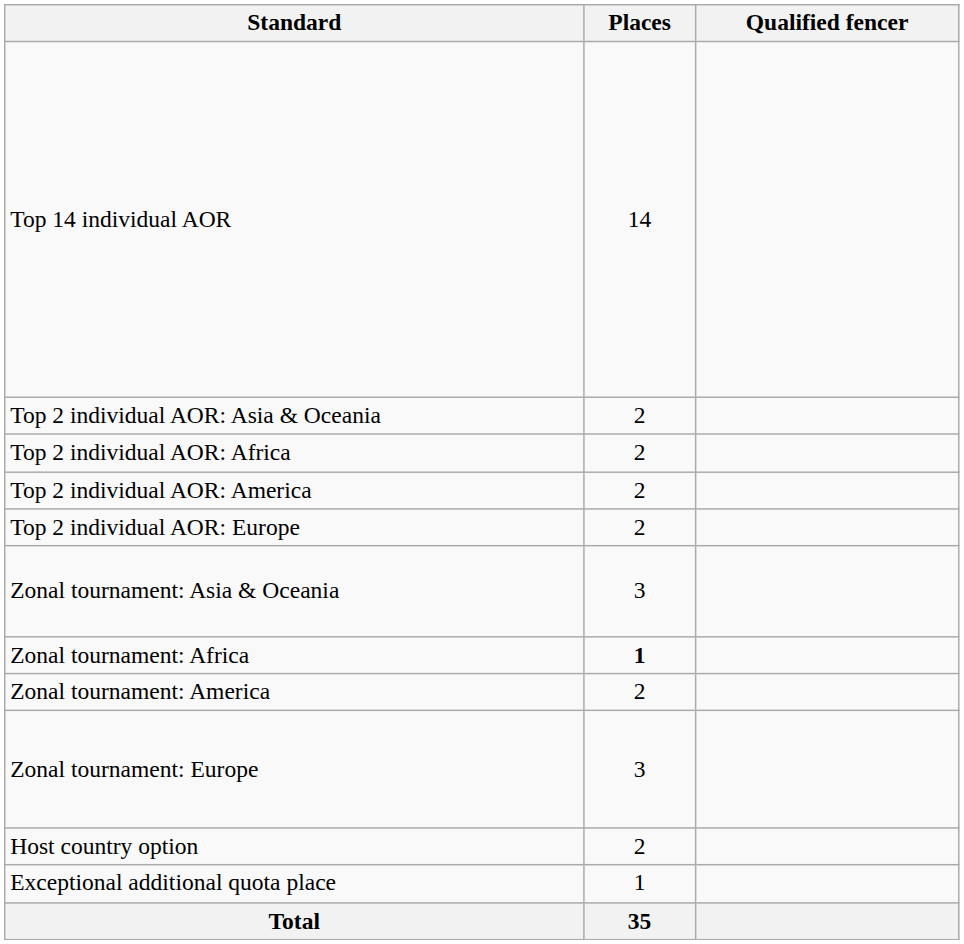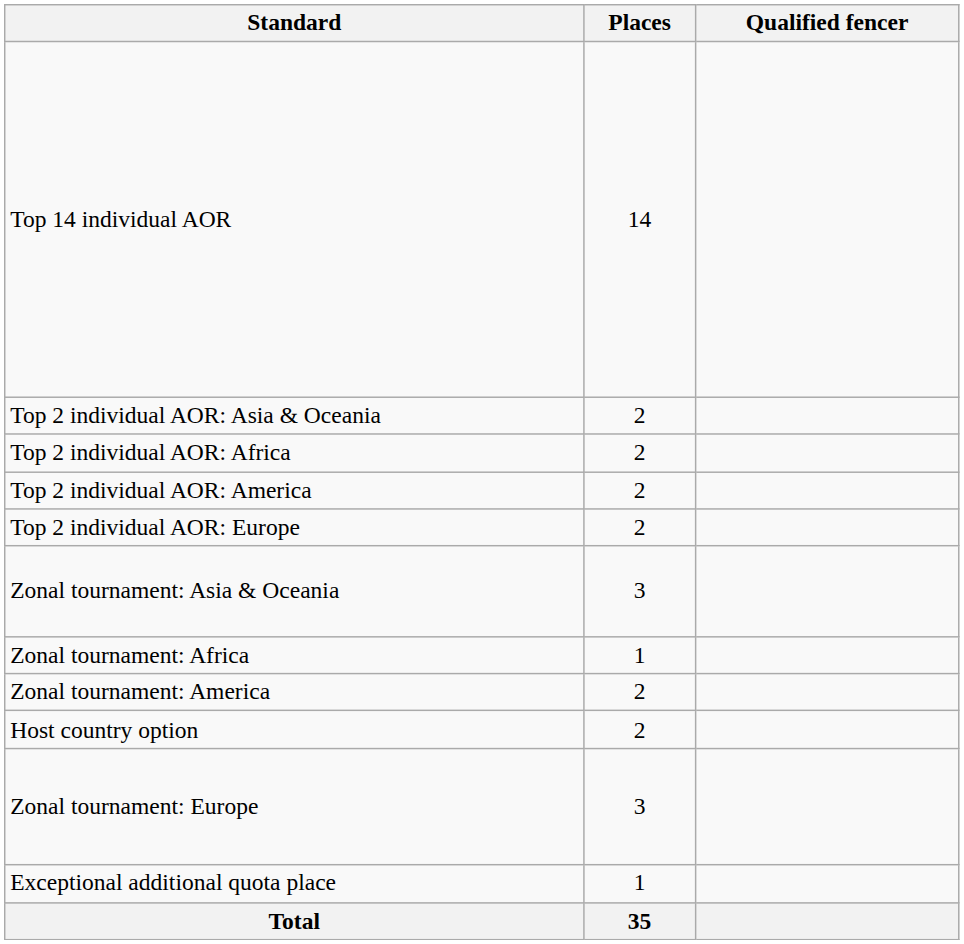(640, 654) bold -> (640, 654) normal
rows swapped: (134, 768) <-> (104, 845)
